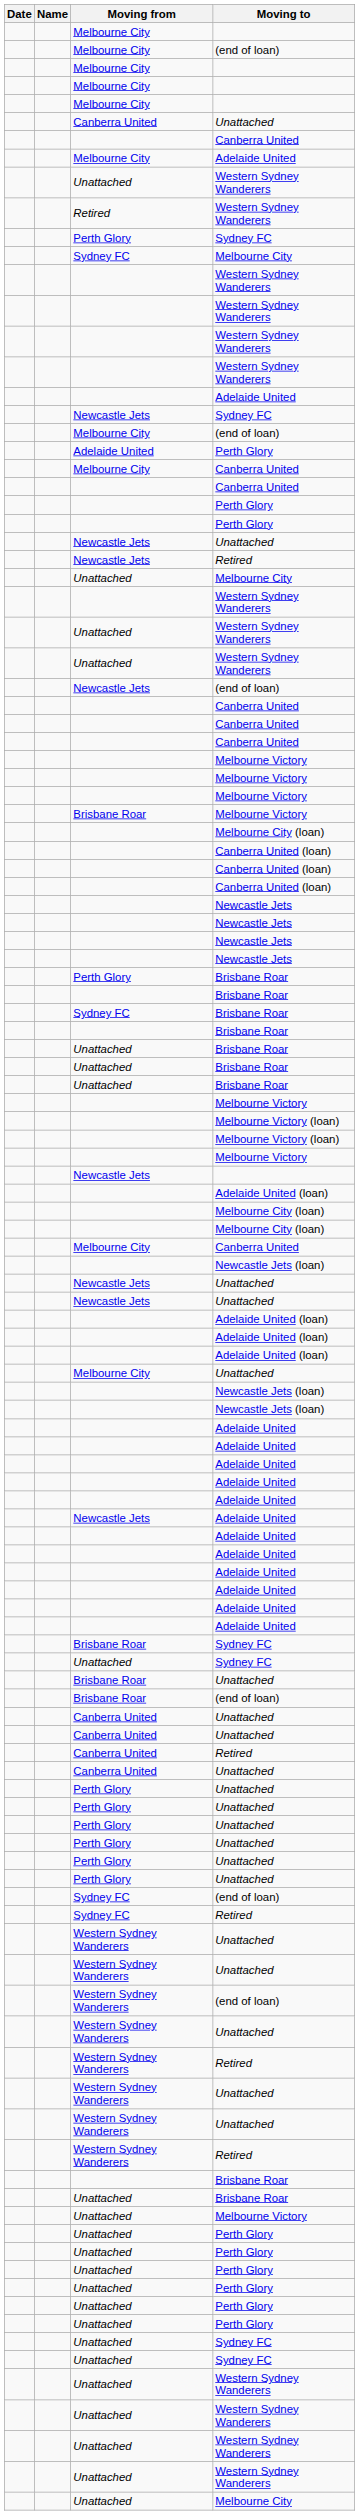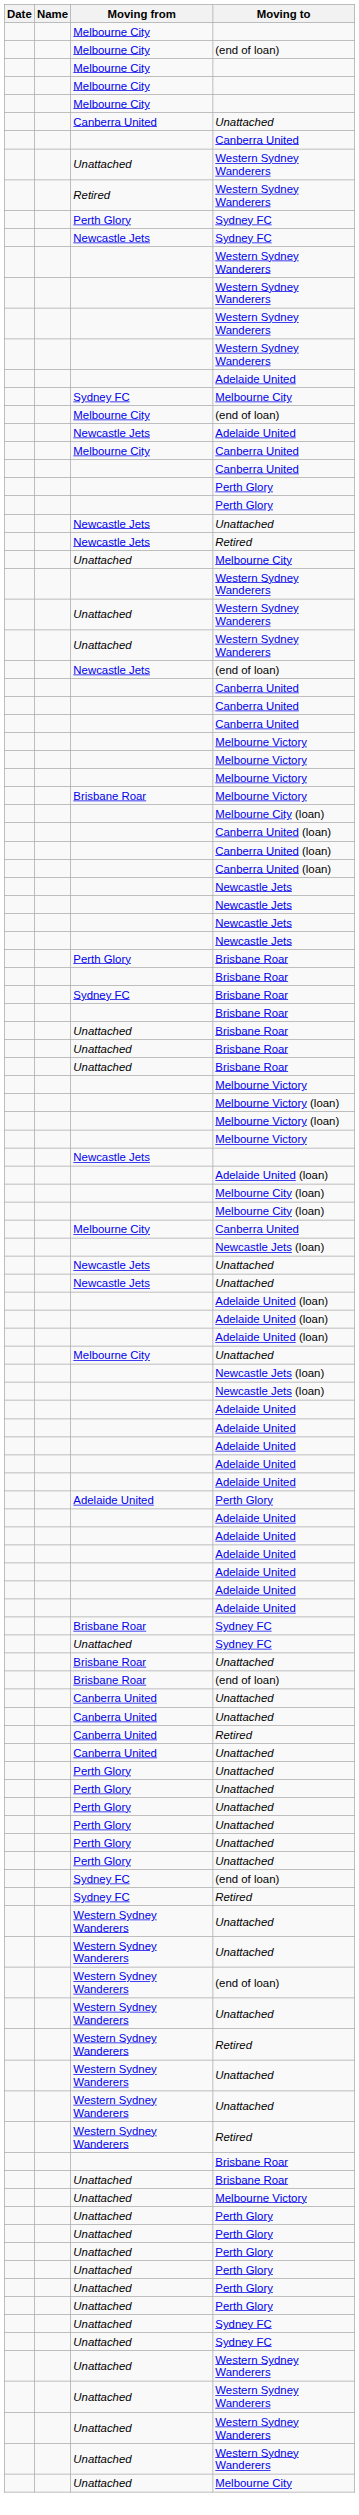- row: (112, 158)
rows swapped: (112, 415) <-> (102, 256)
rows swapped: (114, 451) <-> (112, 1518)
